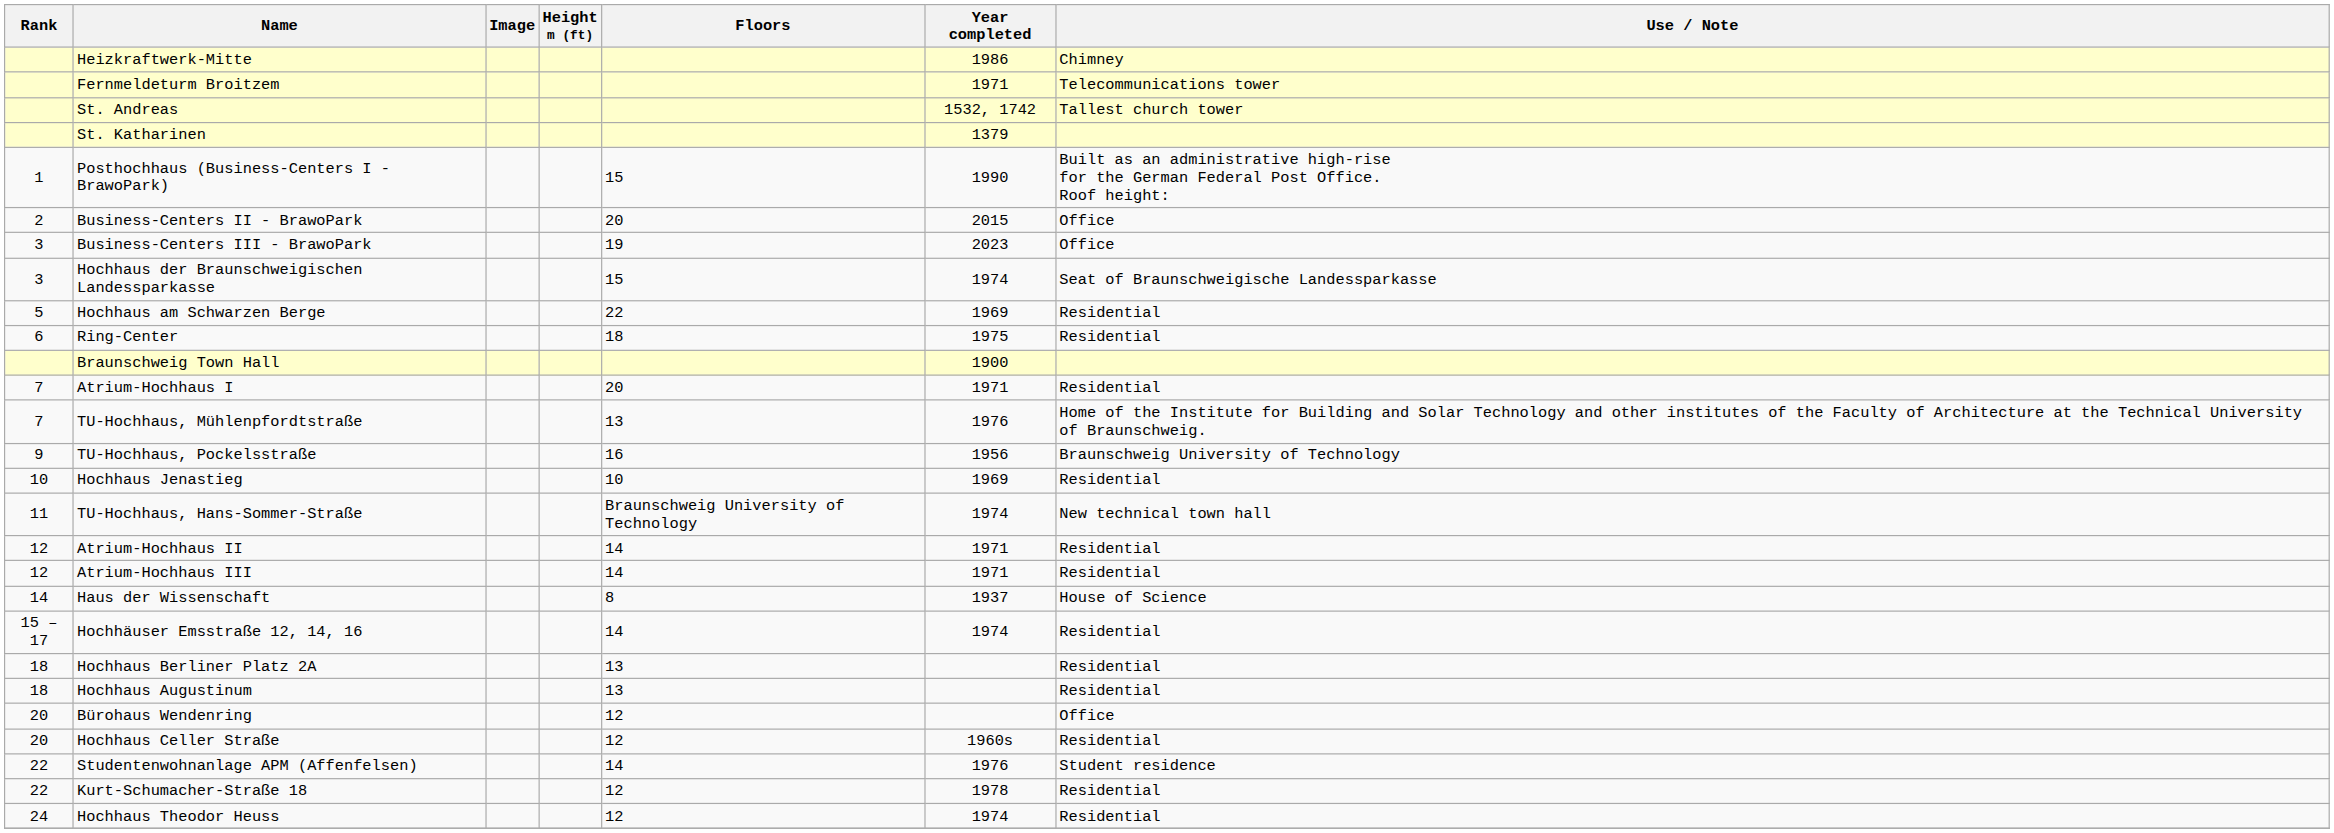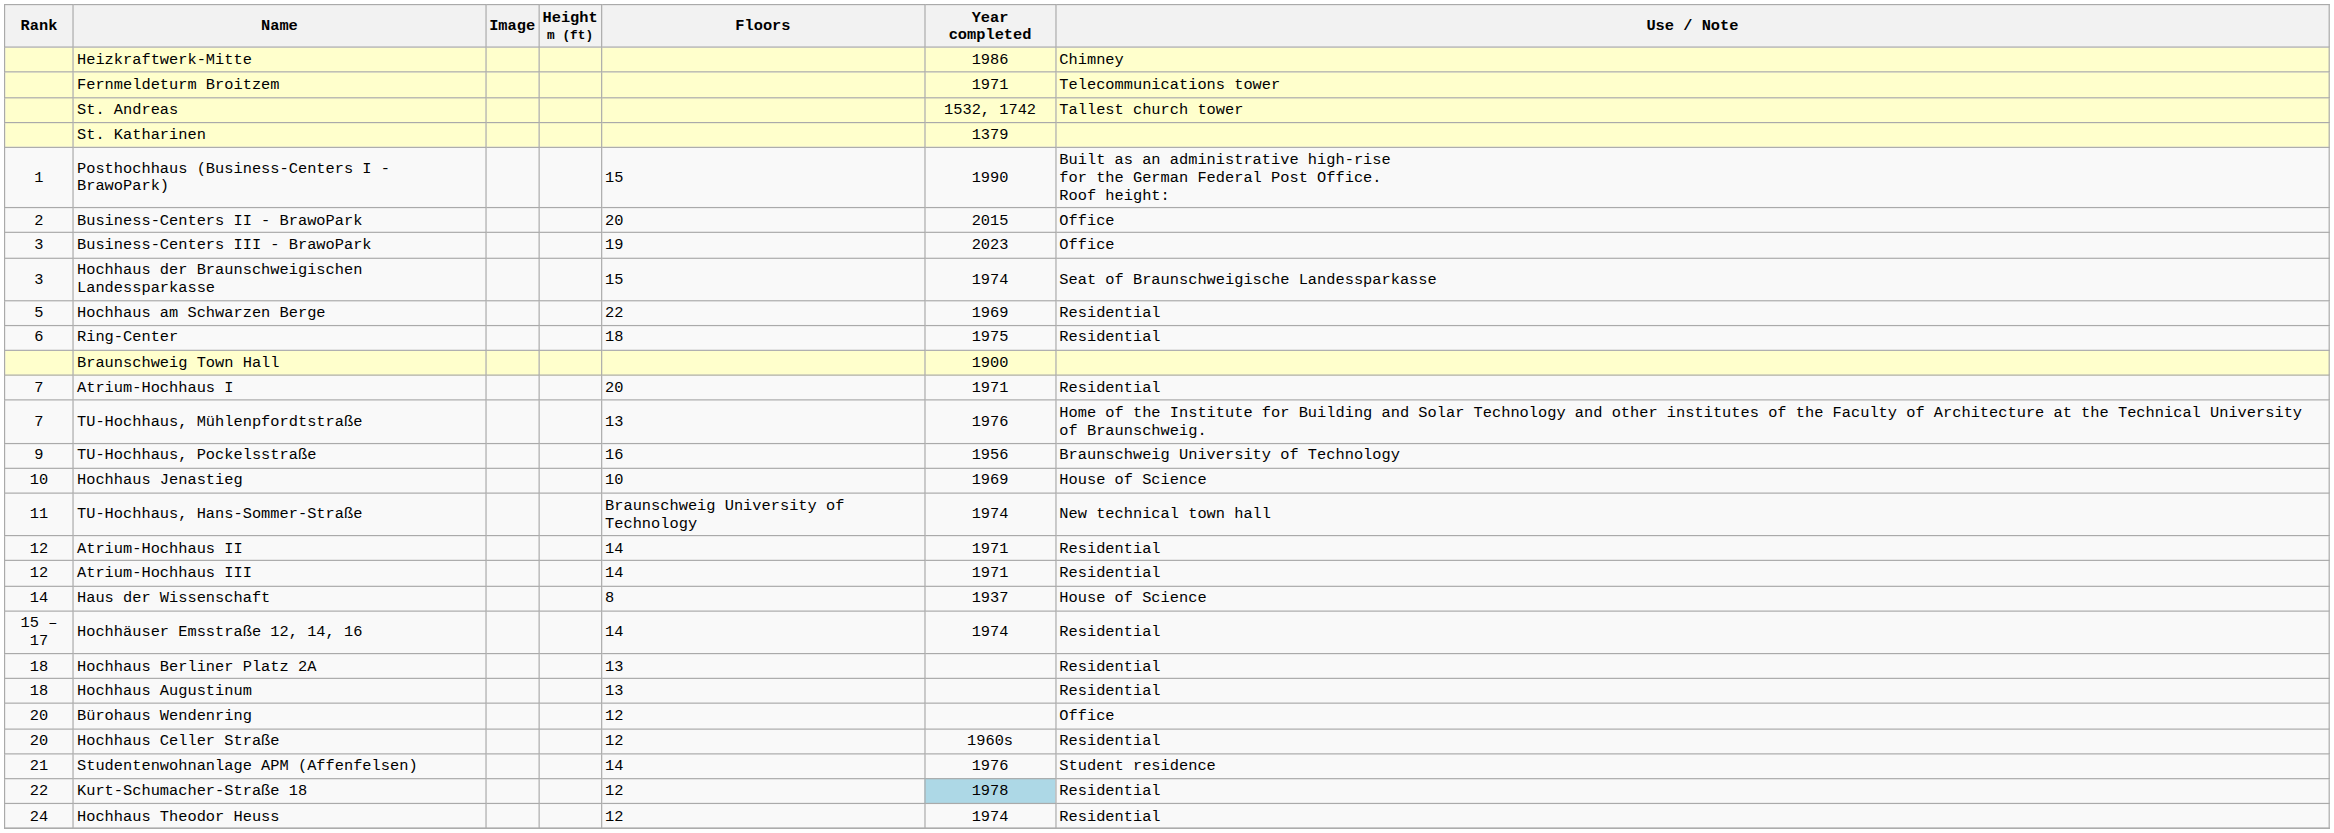(1110, 481) Residential -> (1133, 481) House of Science
(39, 766) 22 -> (39, 766) 21
(990, 791) no background -> (990, 791) lightblue background
